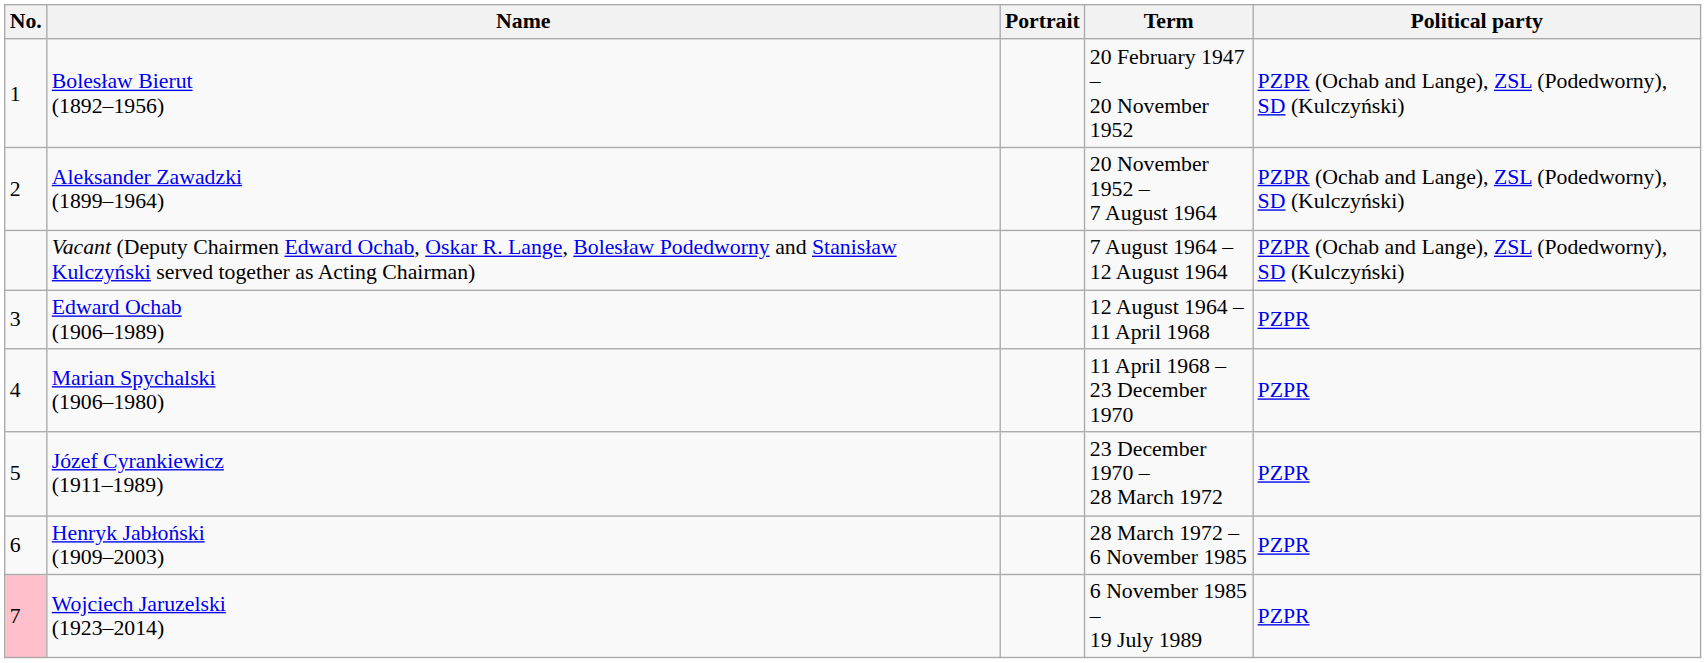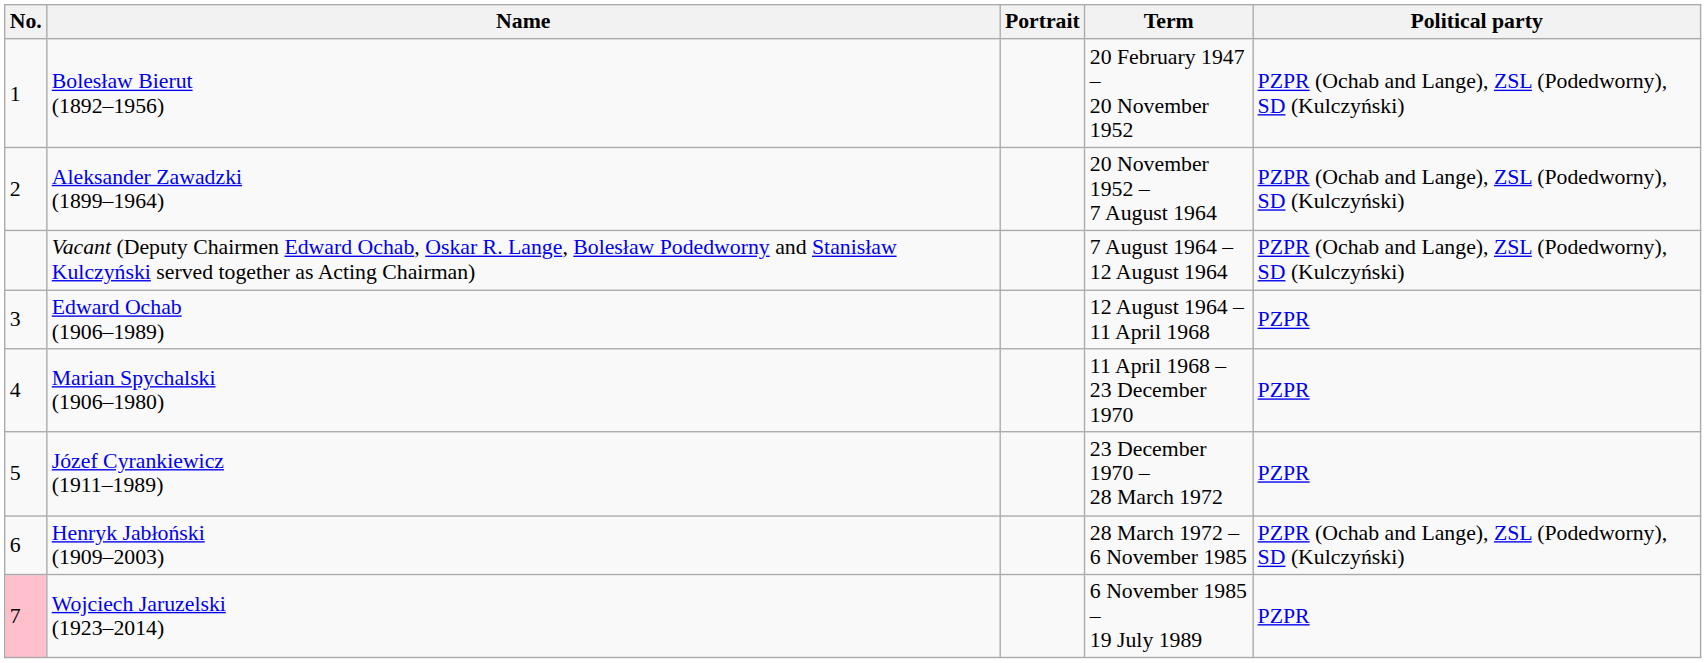(1284, 544) PZPR -> (1462, 544) PZPR (Ochab and Lange), ZSL (Podedworny), SD (Kulczyński)
